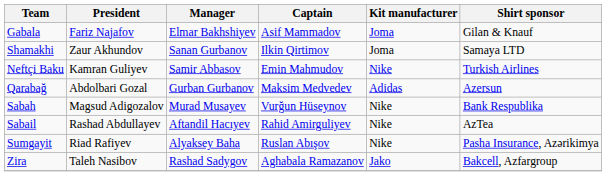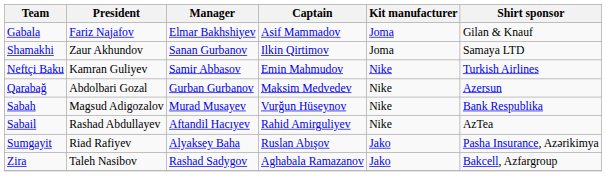(386, 87) Adidas -> (381, 87) Nike
(381, 143) Nike -> (380, 143) Jako
